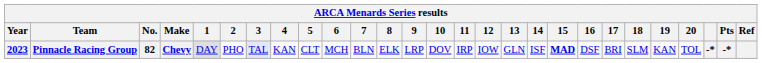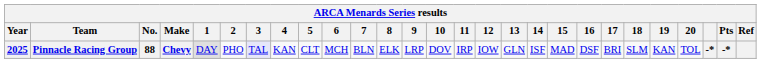(17, 49) 2023 -> (17, 49) 2025
(150, 49) 82 -> (150, 49) 88
(563, 49) bold -> (562, 49) normal
